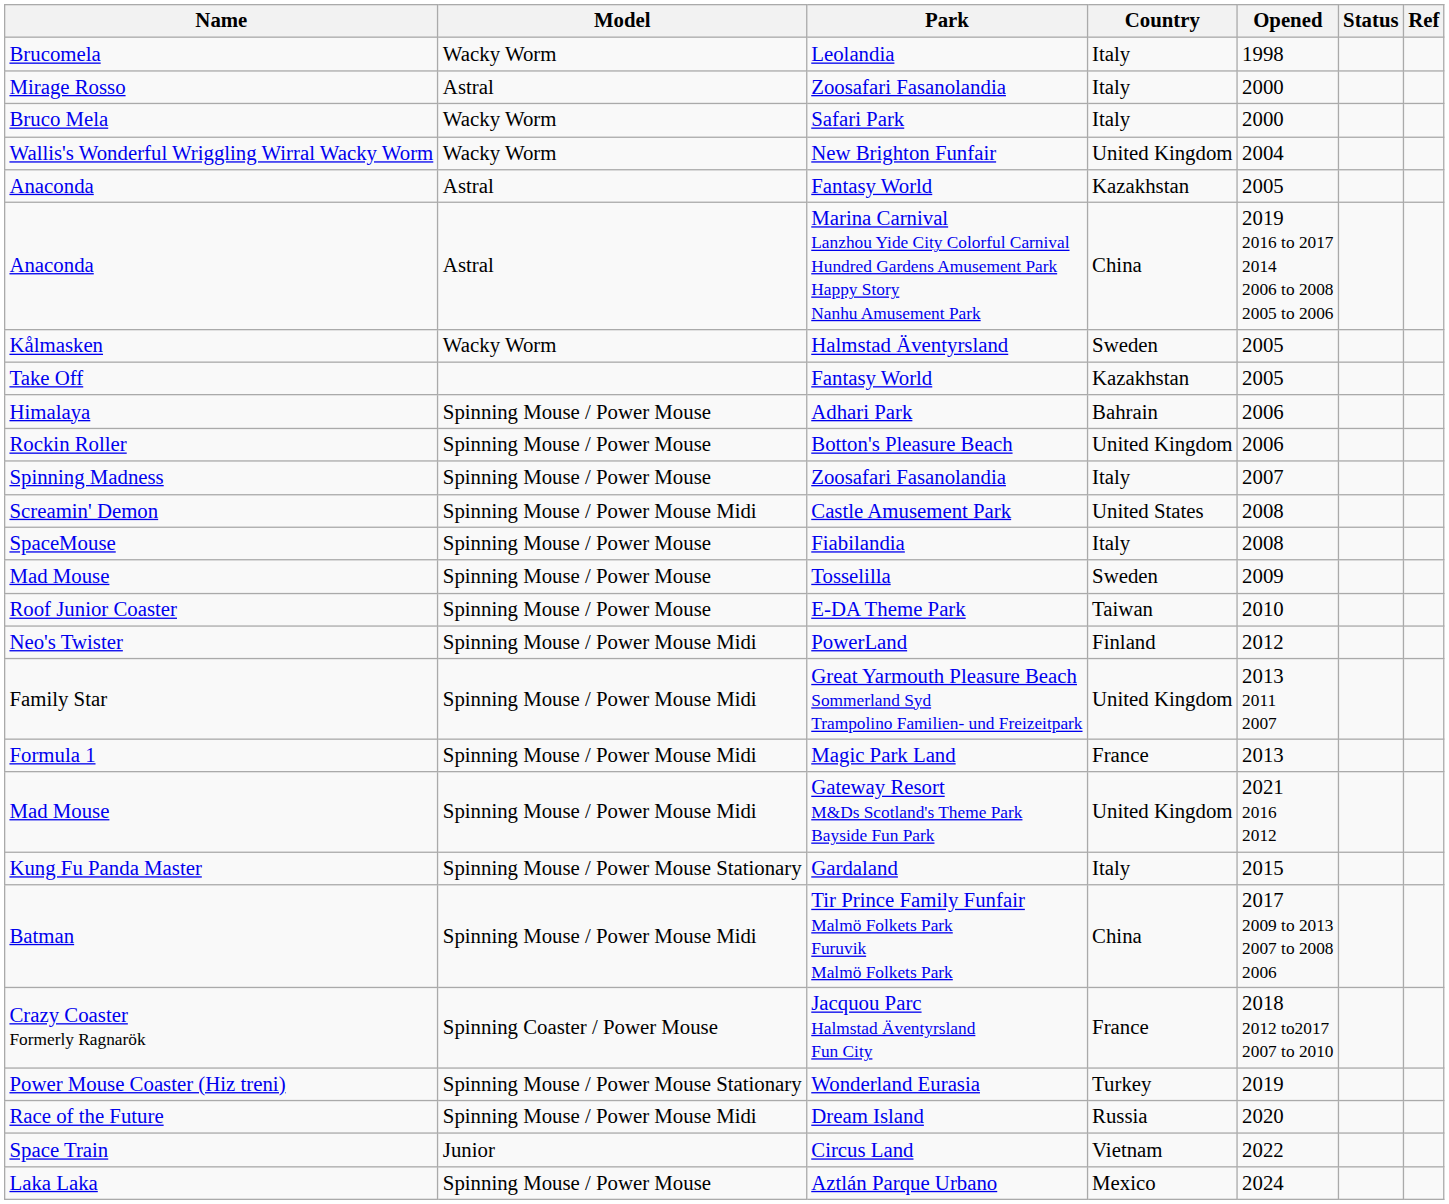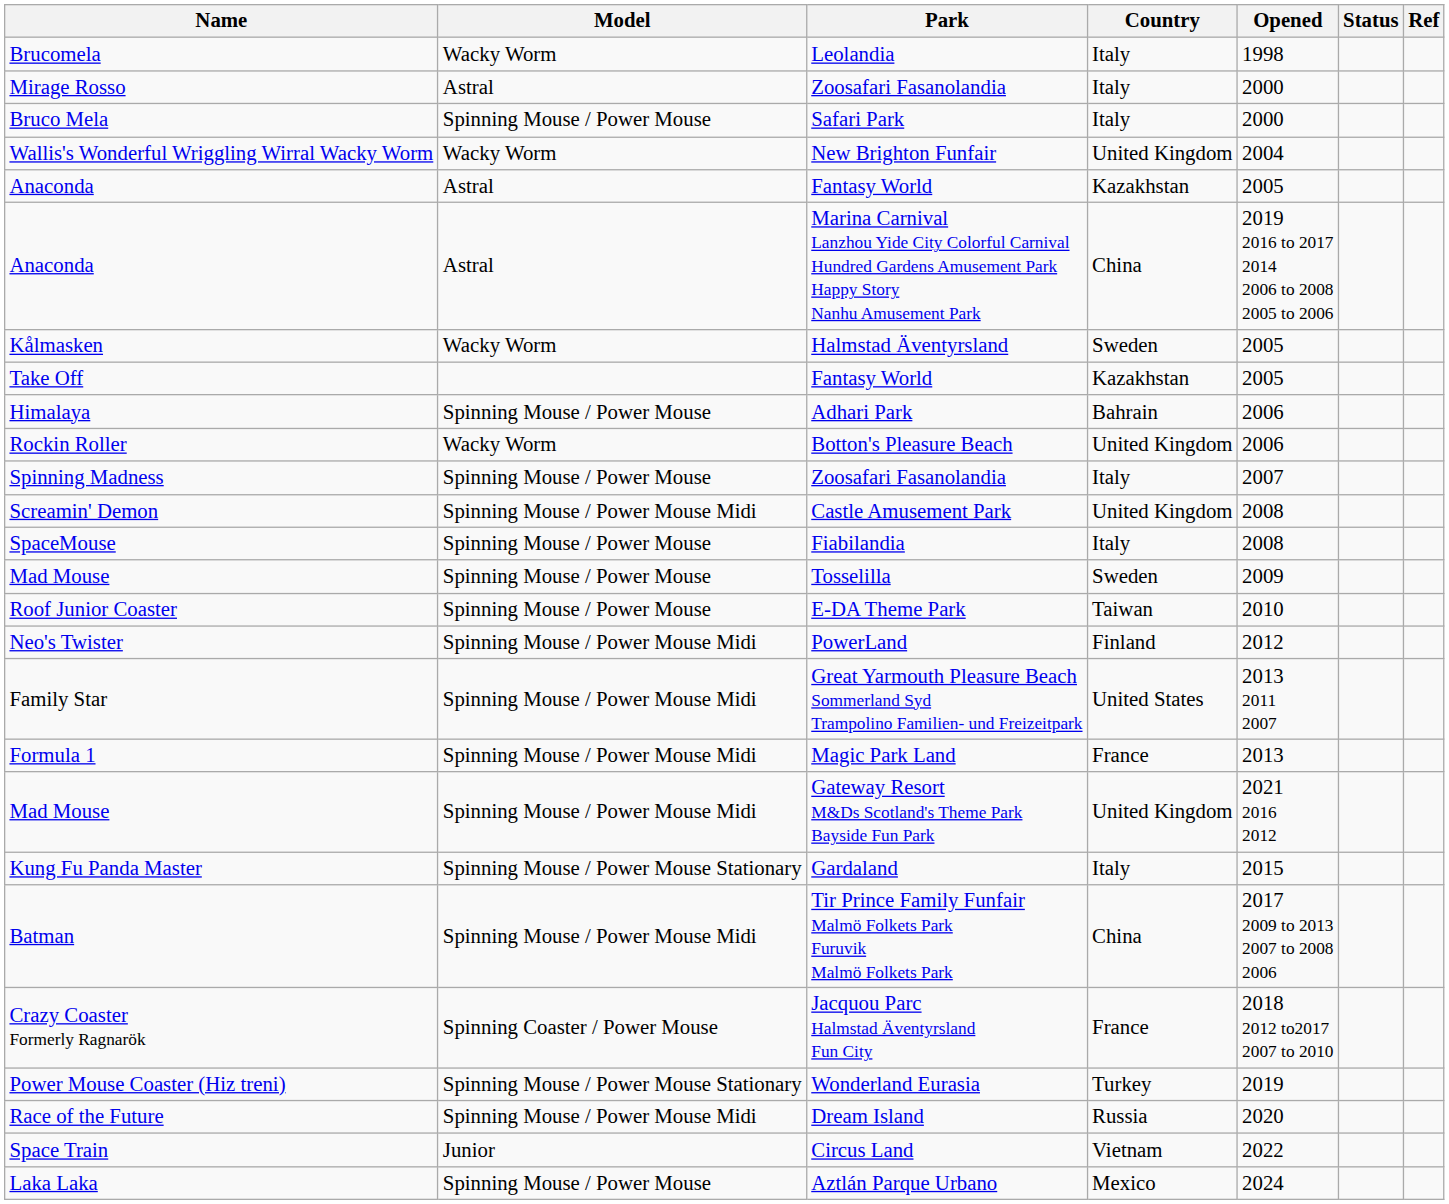(500, 119) Wacky Worm -> (577, 119) Spinning Mouse / Power Mouse
(577, 444) Spinning Mouse / Power Mouse -> (500, 444) Wacky Worm
(1148, 510) United States -> (1162, 510) United Kingdom
(1162, 698) United Kingdom -> (1148, 698) United States
